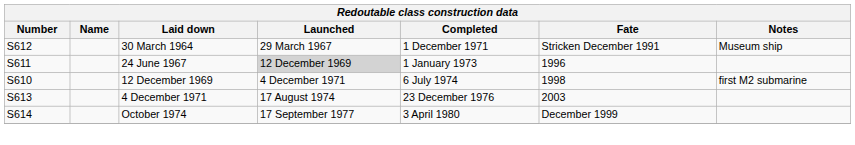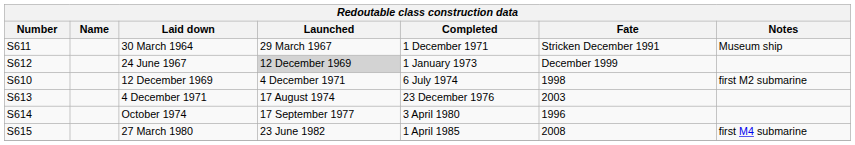(19, 47) S612 -> (19, 47) S611
(19, 64) S611 -> (19, 64) S612
(553, 64) 1996 -> (580, 64) December 1999
(580, 115) December 1999 -> (553, 115) 1996
+ row: (157, 132)
